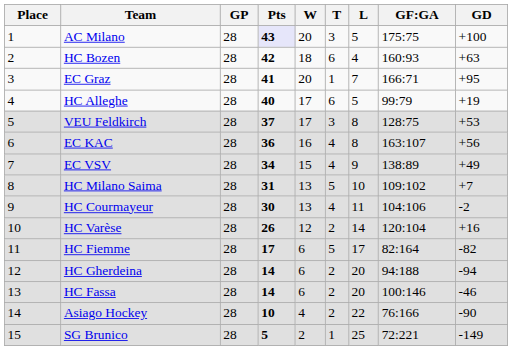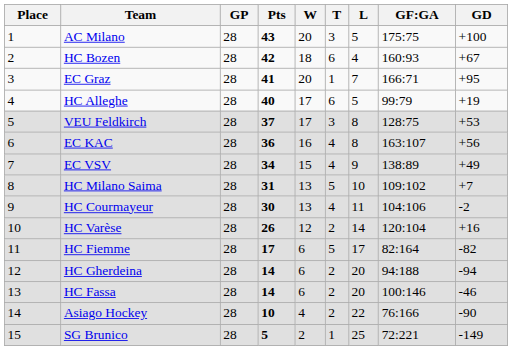(268, 36) lavender background -> (268, 36) no background
(469, 57) +63 -> (469, 57) +67
